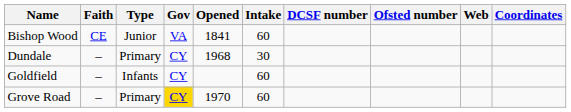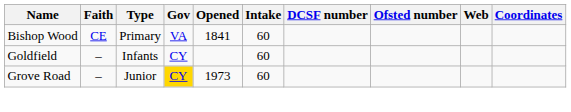(140, 35) Junior -> (140, 35) Primary
- row: (29, 55)
(140, 96) Primary -> (140, 76) Junior
(218, 96) 1970 -> (218, 76) 1973
